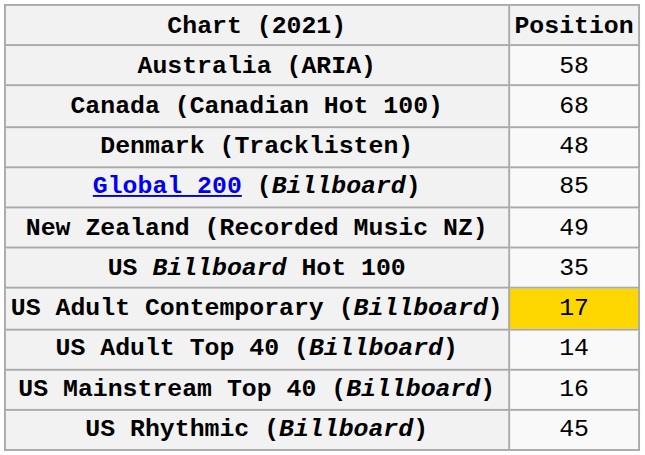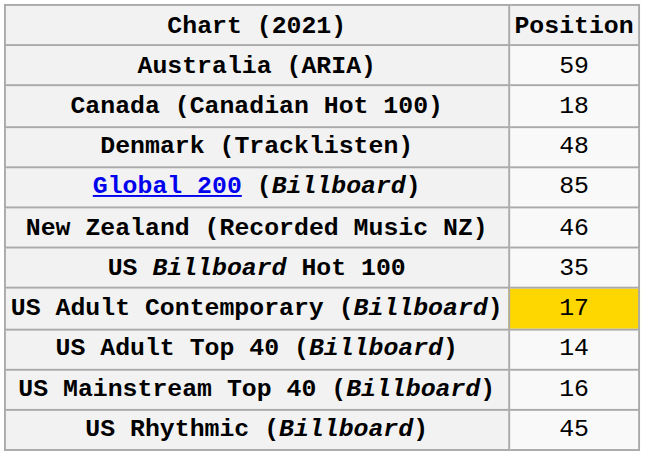(574, 66) 58 -> (574, 66) 59
(574, 106) 68 -> (574, 106) 18
(574, 228) 49 -> (574, 228) 46
